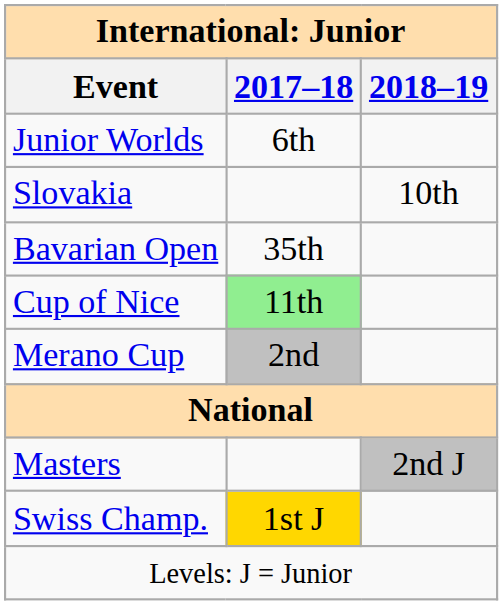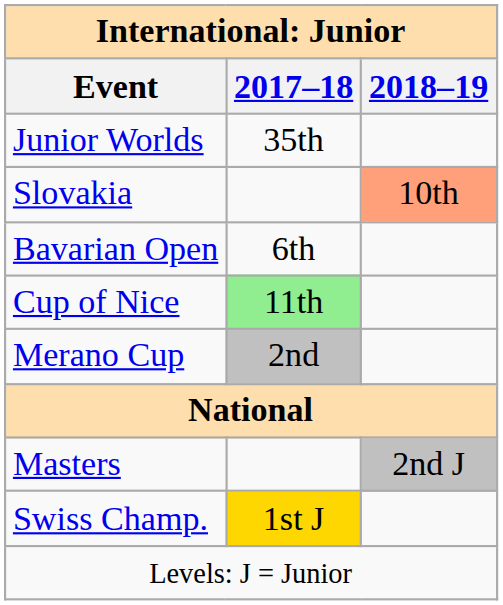(294, 139) 6th -> (294, 139) 35th
(429, 193) no background -> (429, 193) lightsalmon background
(294, 247) 35th -> (294, 247) 6th
